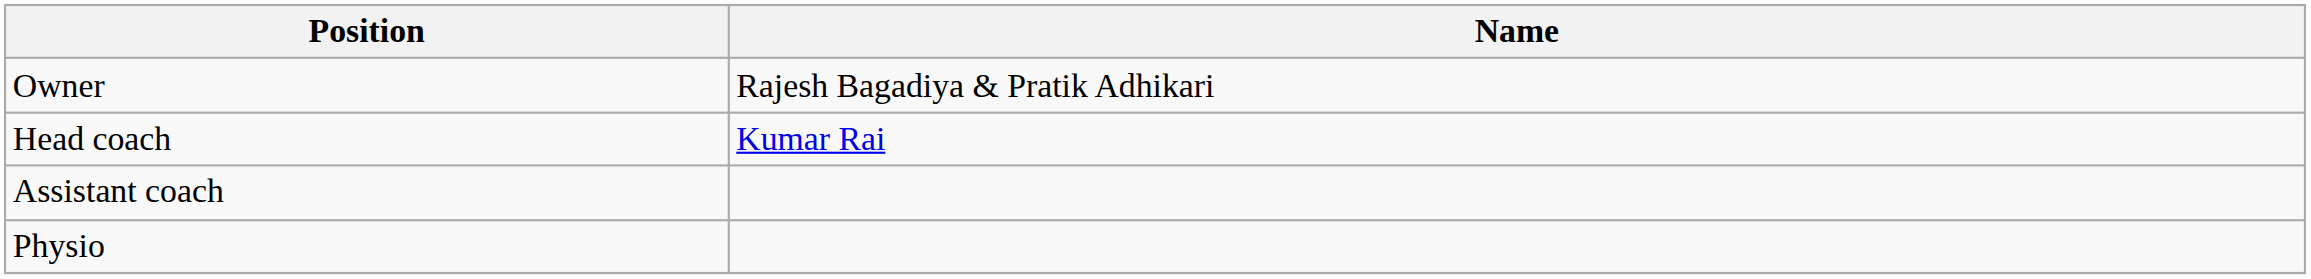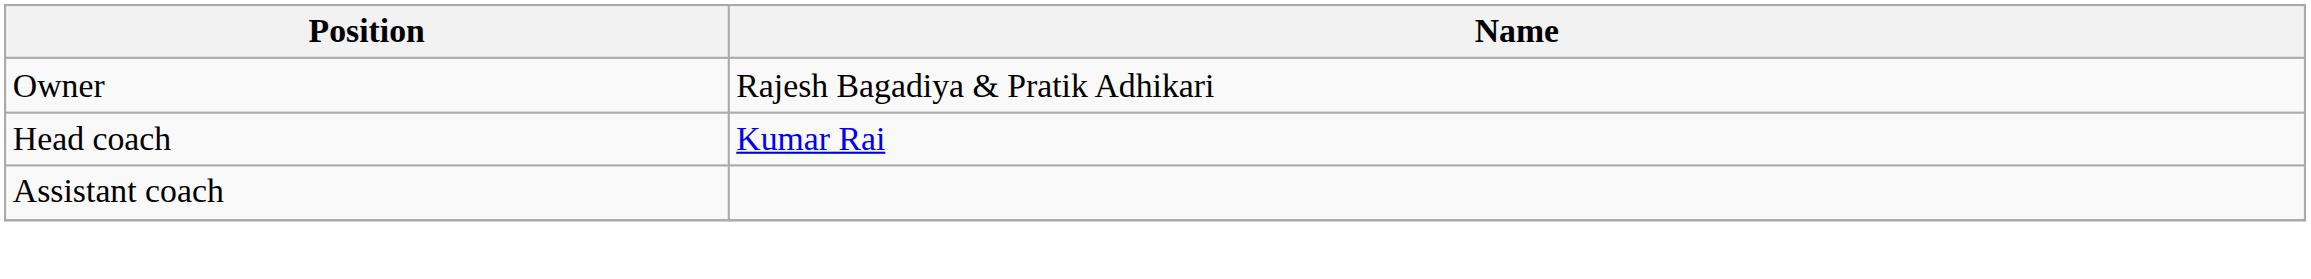- row: (59, 245)
